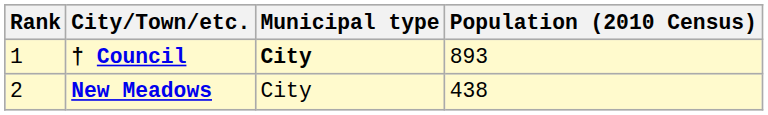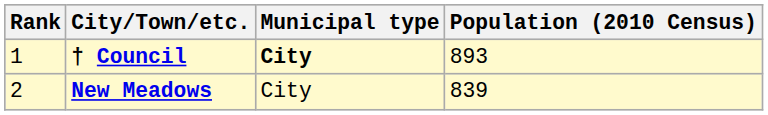(469, 92) 438 -> (469, 92) 839
